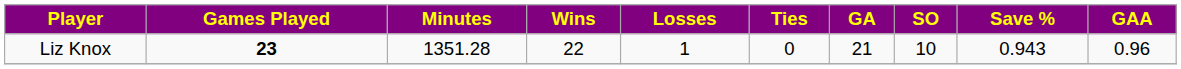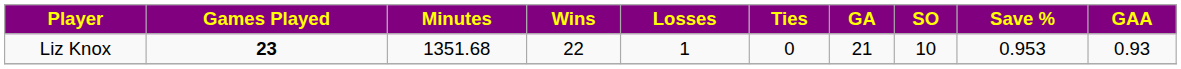(457, 48) 1351.28 -> (457, 48) 1351.68
(1023, 48) 0.943 -> (1023, 48) 0.953
(1132, 48) 0.96 -> (1132, 48) 0.93
